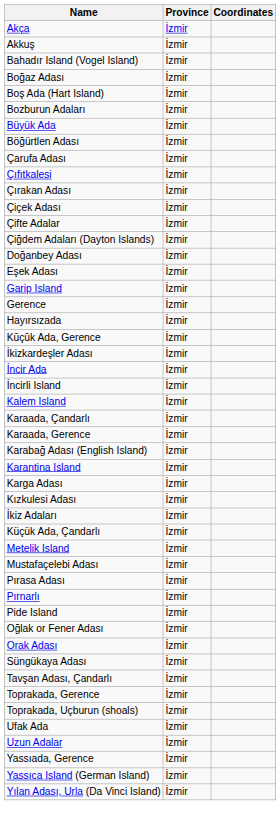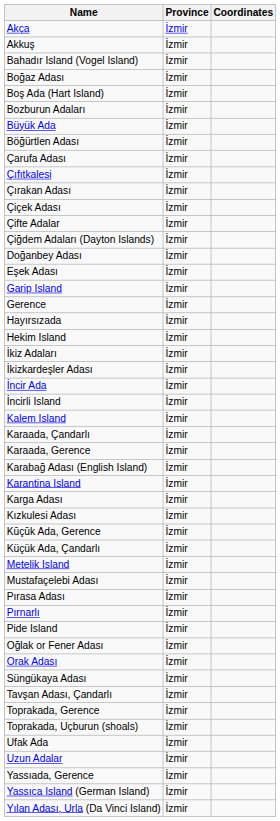+ row: (36, 337)
rows swapped: (32, 516) <-> (54, 337)
